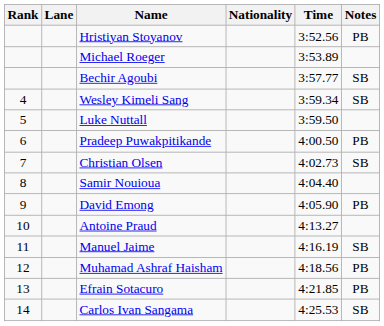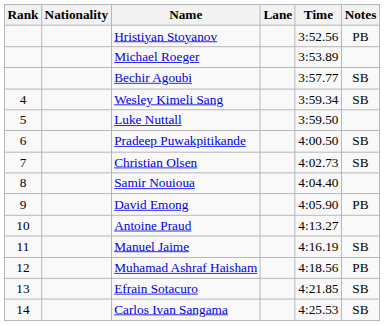columns swapped: (59, 15) <-> (260, 15)
(360, 141) PB -> (360, 141) SB
(360, 288) PB -> (360, 288) SB
